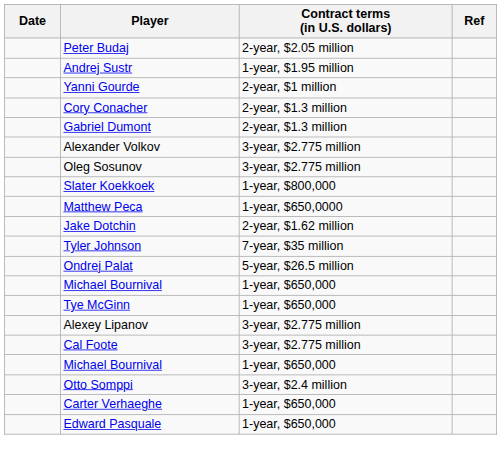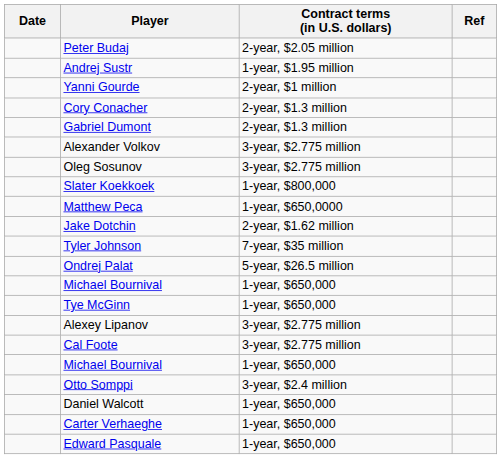+ row: (103, 404)
